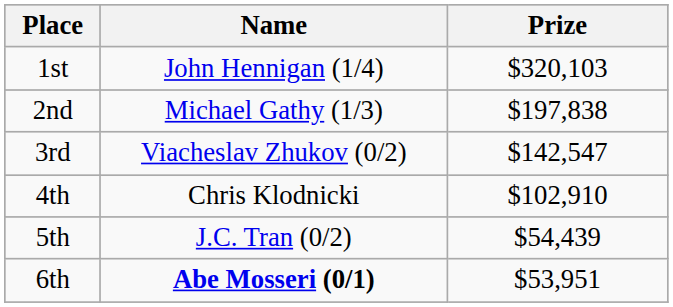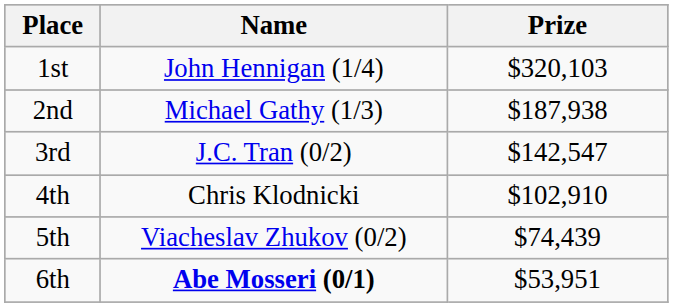(558, 110) $197,838 -> (558, 110) $187,938
(274, 152) Viacheslav Zhukov (0/2) -> (274, 152) J.C. Tran (0/2)
(274, 237) J.C. Tran (0/2) -> (274, 237) Viacheslav Zhukov (0/2)
(558, 237) $54,439 -> (558, 237) $74,439
